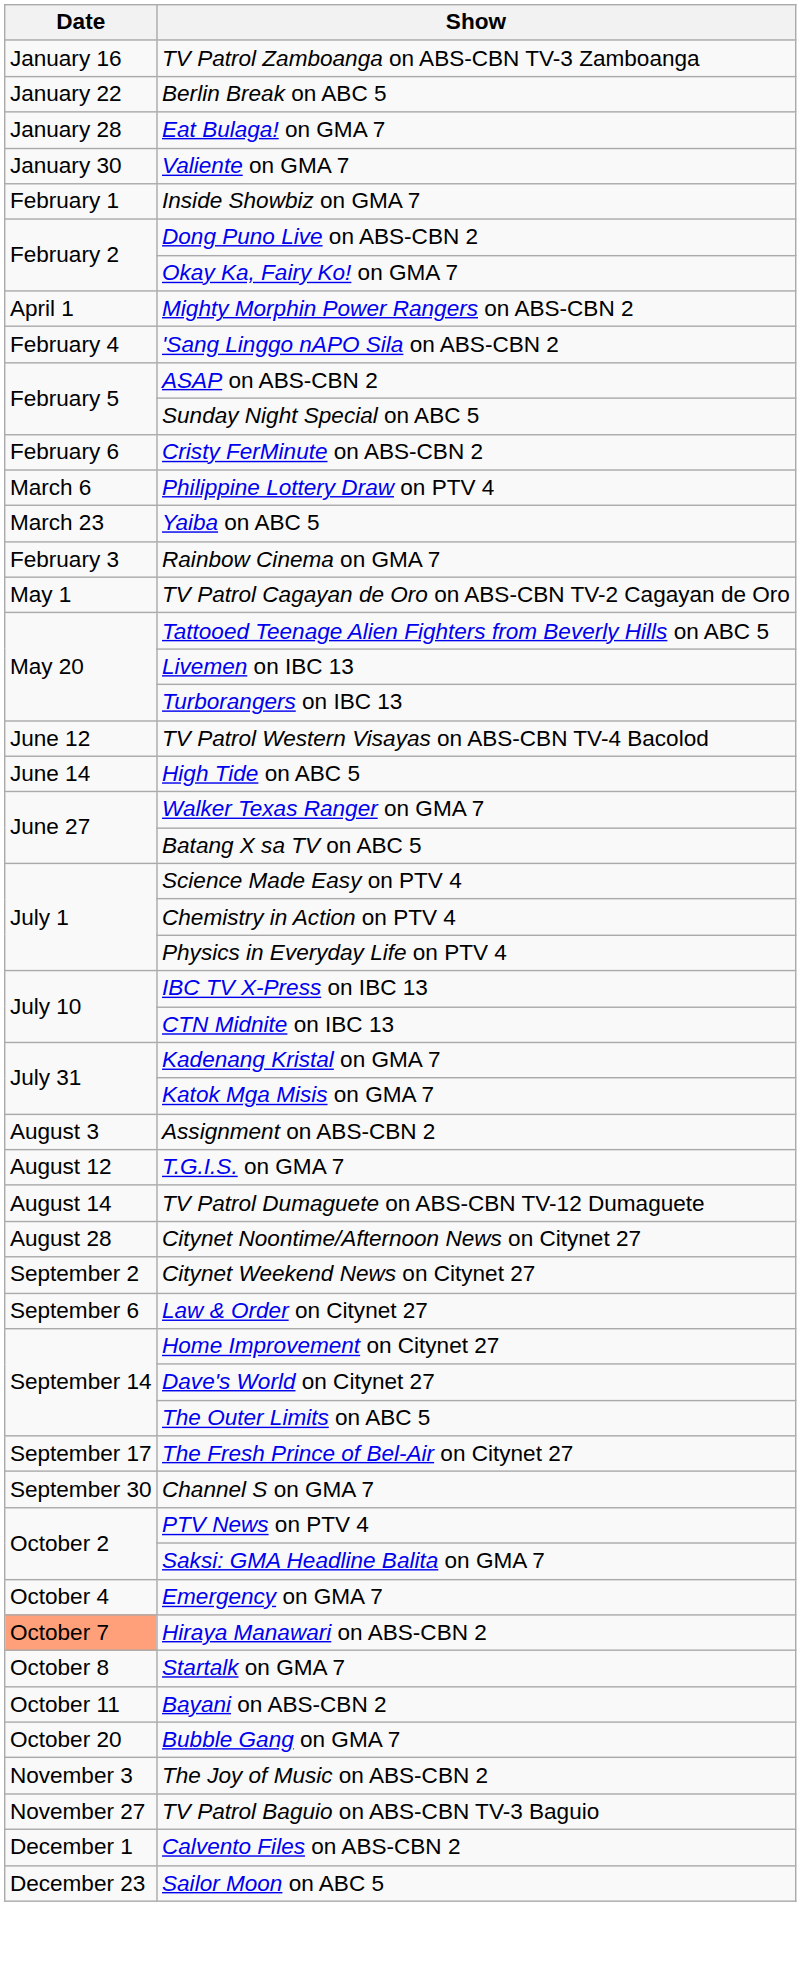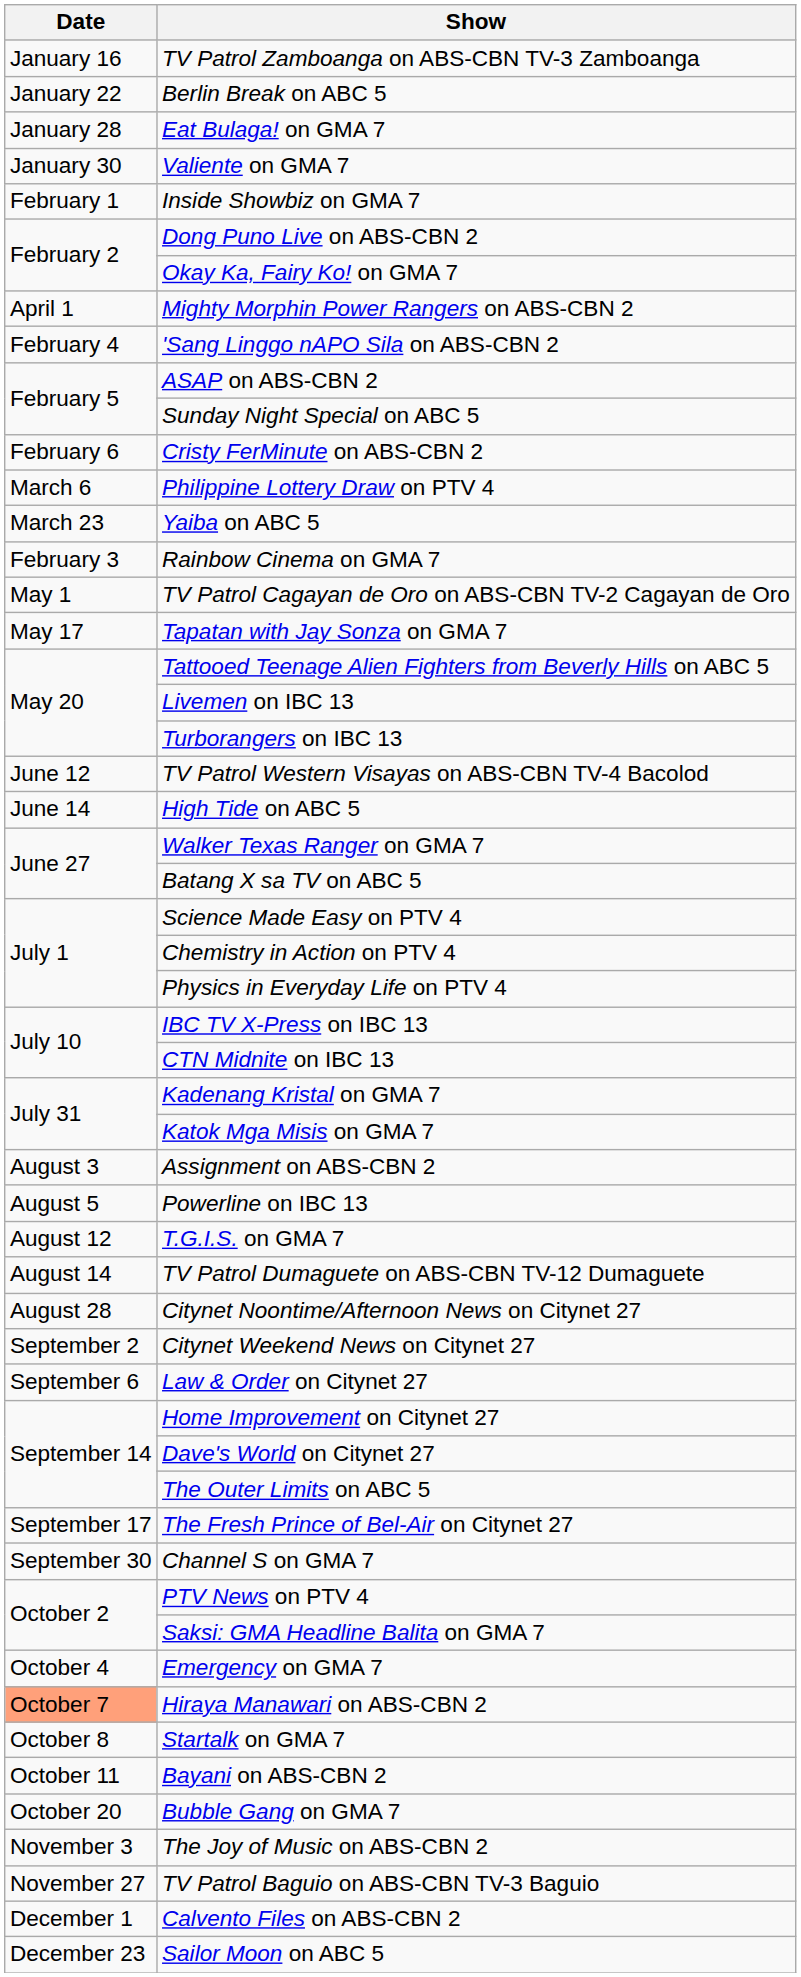+ row: (335, 630)
+ row: (265, 1203)
